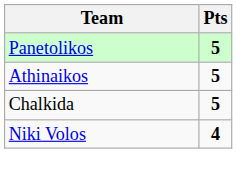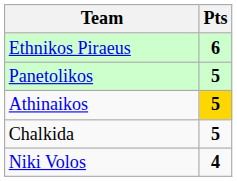+ row: (70, 47)
(216, 76) no background -> (216, 104) gold background
